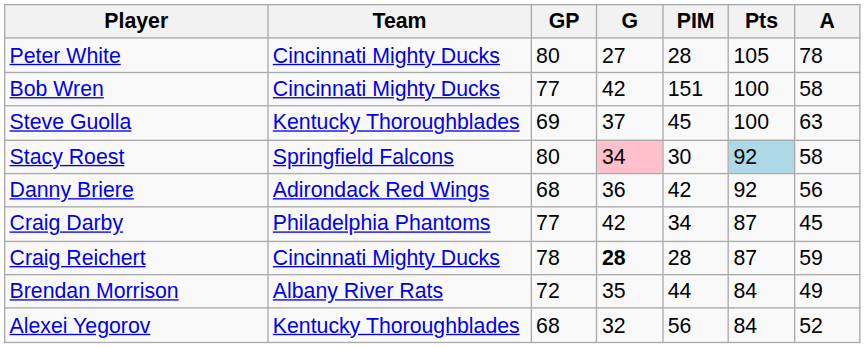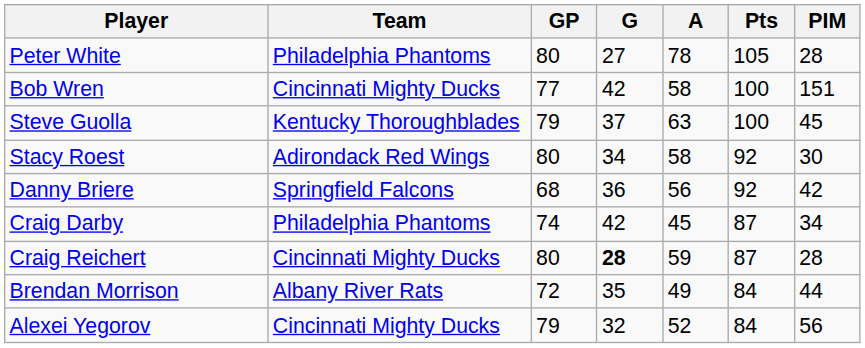columns swapped: (827, 21) <-> (696, 21)
(386, 55) Cincinnati Mighty Ducks -> (382, 55) Philadelphia Phantoms
(548, 122) 69 -> (548, 122) 79
(363, 156) Springfield Falcons -> (381, 156) Adirondack Red Wings
(614, 156) pink background -> (614, 156) no background
(745, 156) lightblue background -> (745, 156) no background
(381, 190) Adirondack Red Wings -> (363, 190) Springfield Falcons
(548, 223) 77 -> (548, 223) 74
(548, 257) 78 -> (548, 257) 80
(396, 325) Kentucky Thoroughblades -> (386, 325) Cincinnati Mighty Ducks
(548, 325) 68 -> (548, 325) 79
